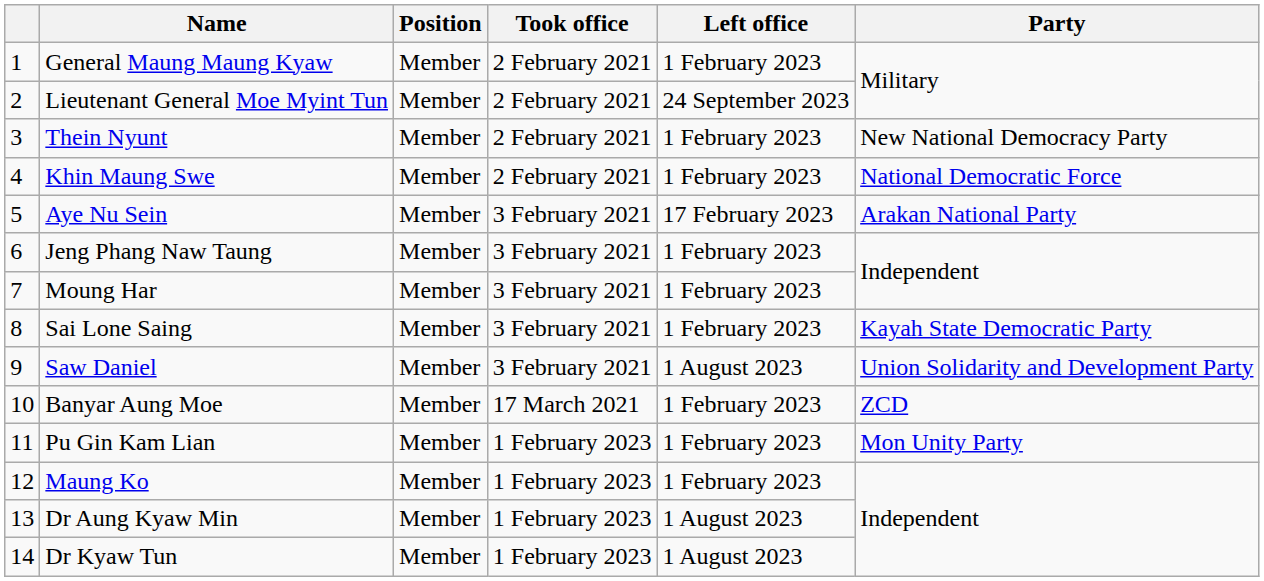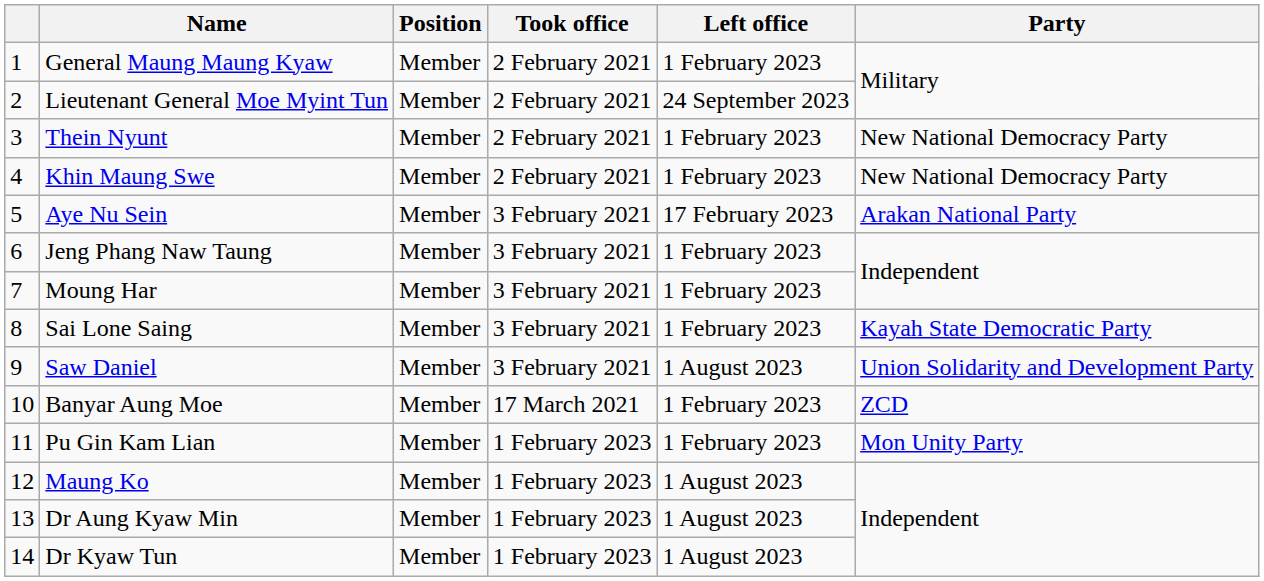(991, 175) National Democratic Force -> (1014, 175) New National Democracy Party
(742, 480) 1 February 2023 -> (733, 480) 1 August 2023
